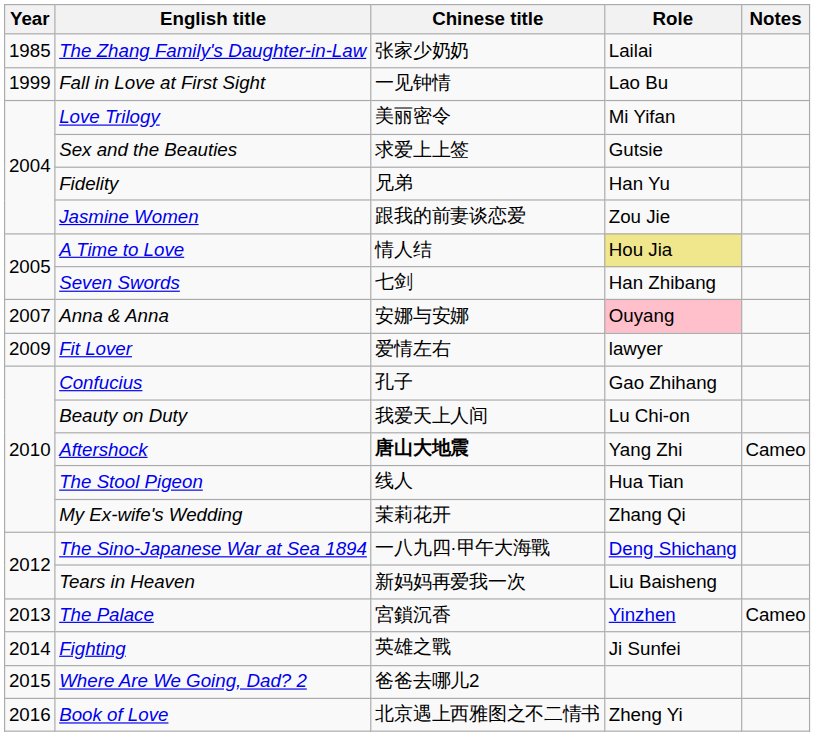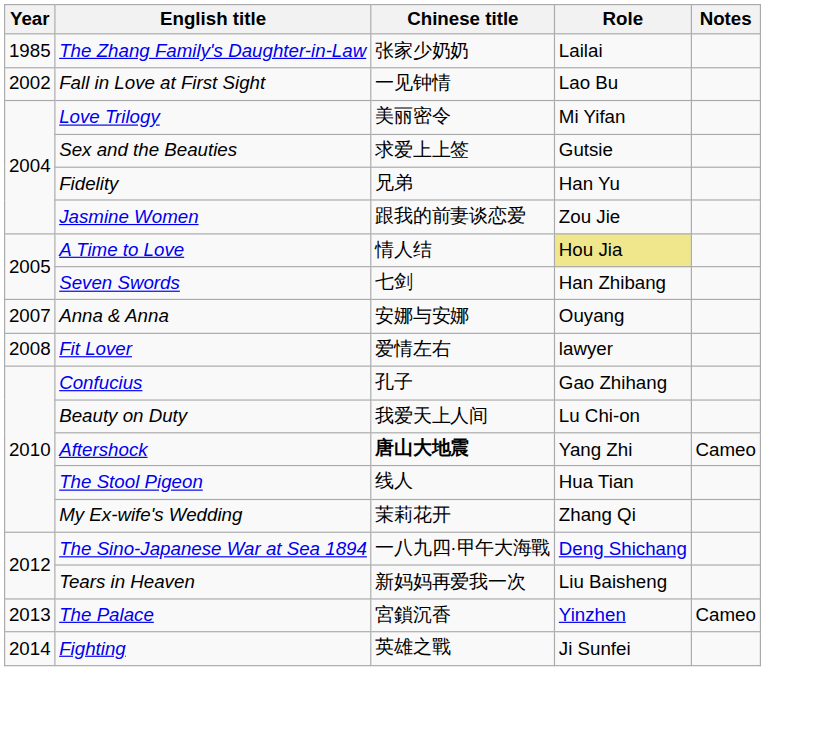(30, 83) 1999 -> (30, 83) 2002
(642, 316) pink background -> (592, 316) no background
(30, 349) 2009 -> (30, 349) 2008
- row: (183, 681)
- row: (114, 714)
